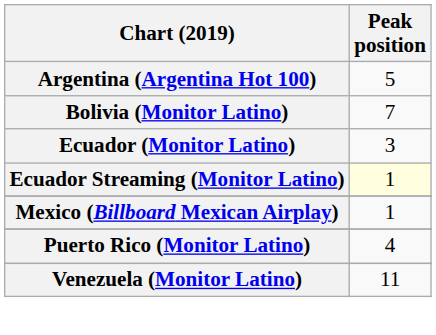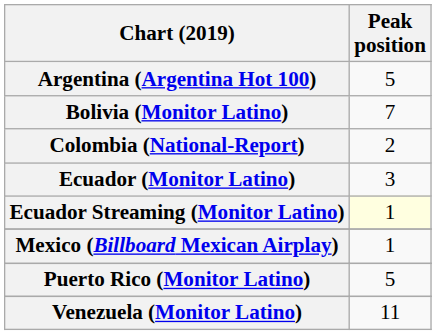+ row: (177, 145)
(390, 245) 4 -> (390, 279) 5
